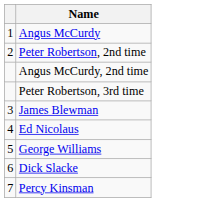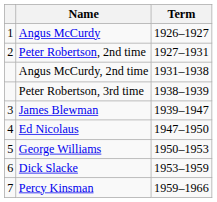+ column: (181, 14)
